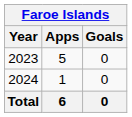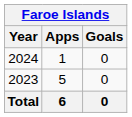rows swapped: (23, 58) <-> (23, 79)
